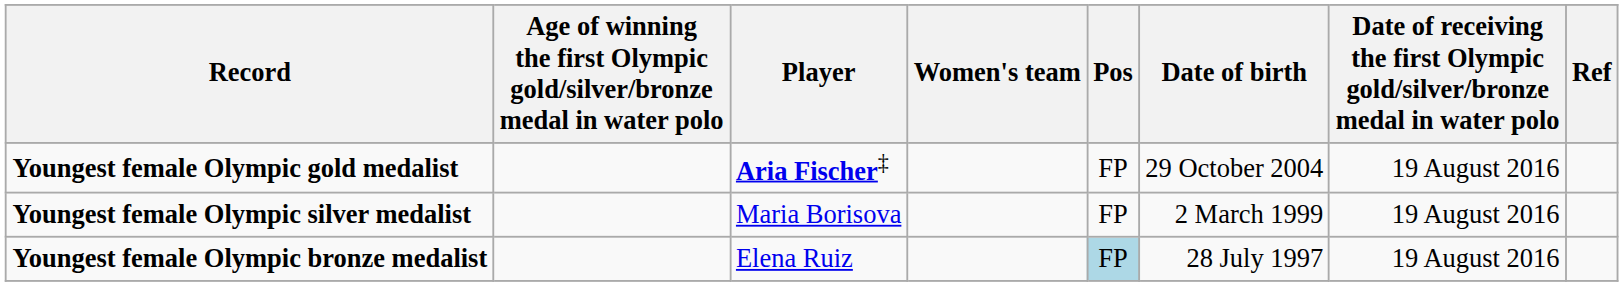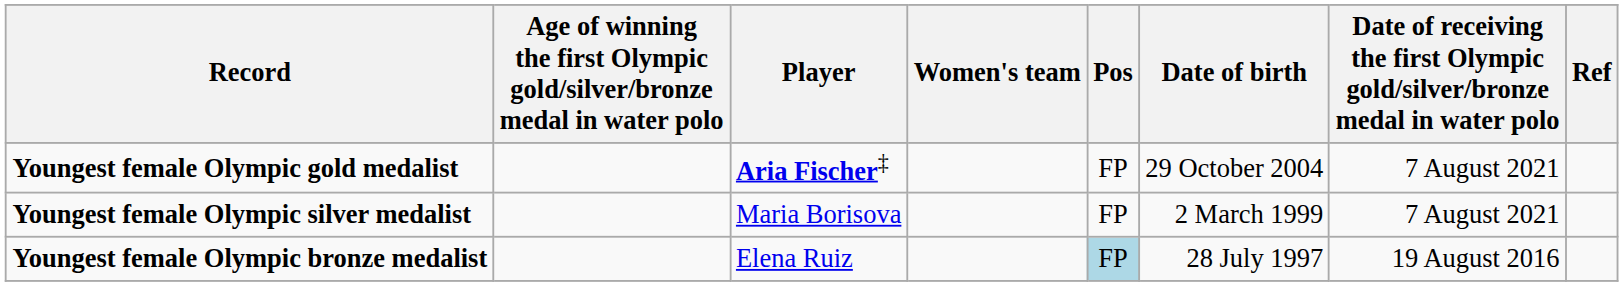(1476, 167) 19 August 2016 -> (1482, 167) 7 August 2021
(1476, 214) 19 August 2016 -> (1482, 214) 7 August 2021
